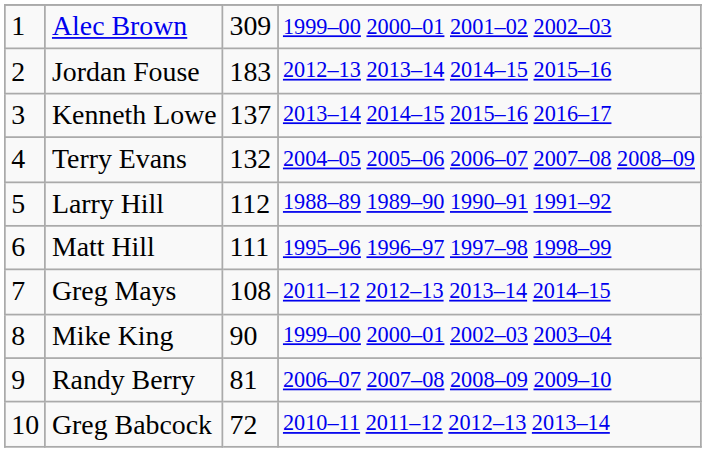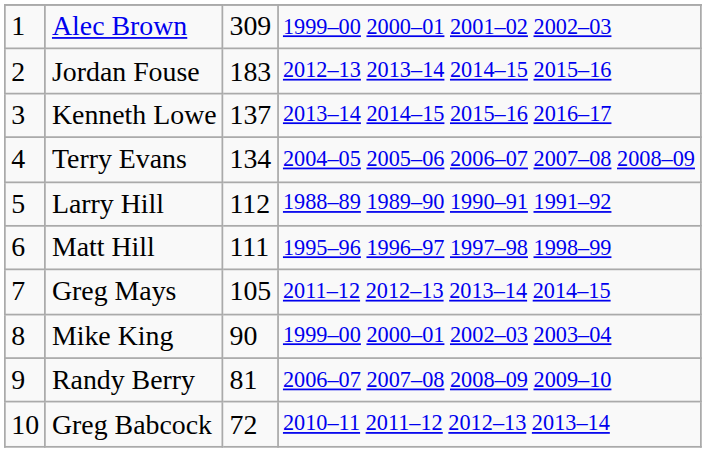(250, 159) 132 -> (250, 159) 134
(250, 291) 108 -> (250, 291) 105
